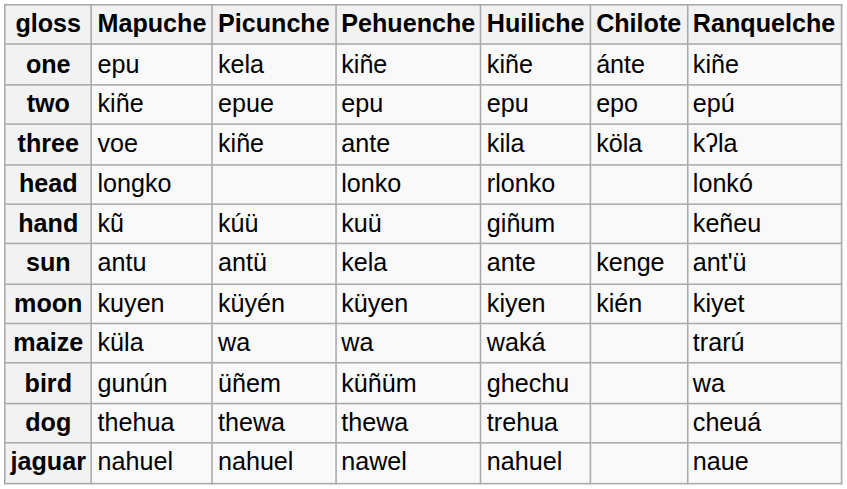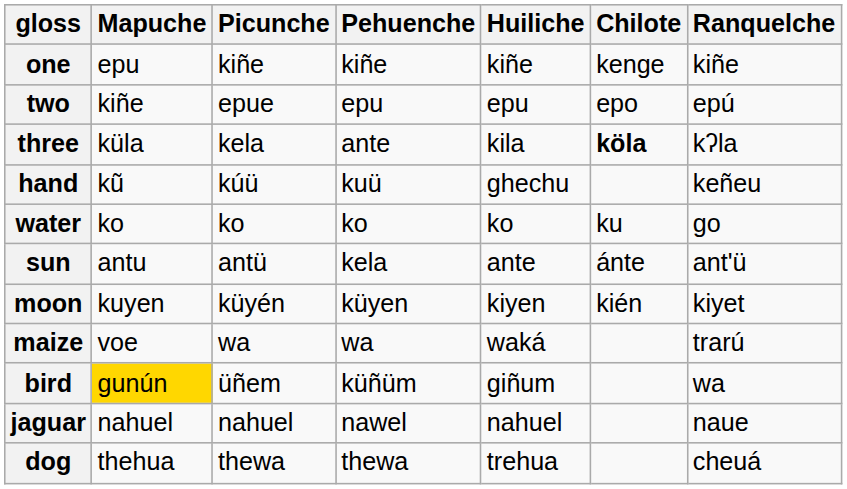(241, 64) kela -> (241, 64) kiñe
(621, 64) ánte -> (630, 64) kenge
(118, 143) voe -> (121, 143) küla
(241, 143) kiñe -> (241, 143) kela
(619, 143) normal -> (621, 143) bold
- row: (48, 183)
(521, 223) giñum -> (528, 183) ghechu
+ row: (48, 223)
(630, 263) kenge -> (621, 263) ánte
(121, 343) küla -> (118, 343) voe
(132, 382) no background -> (132, 382) gold background
(528, 382) ghechu -> (521, 382) giñum
rows swapped: (48, 422) <-> (48, 462)
